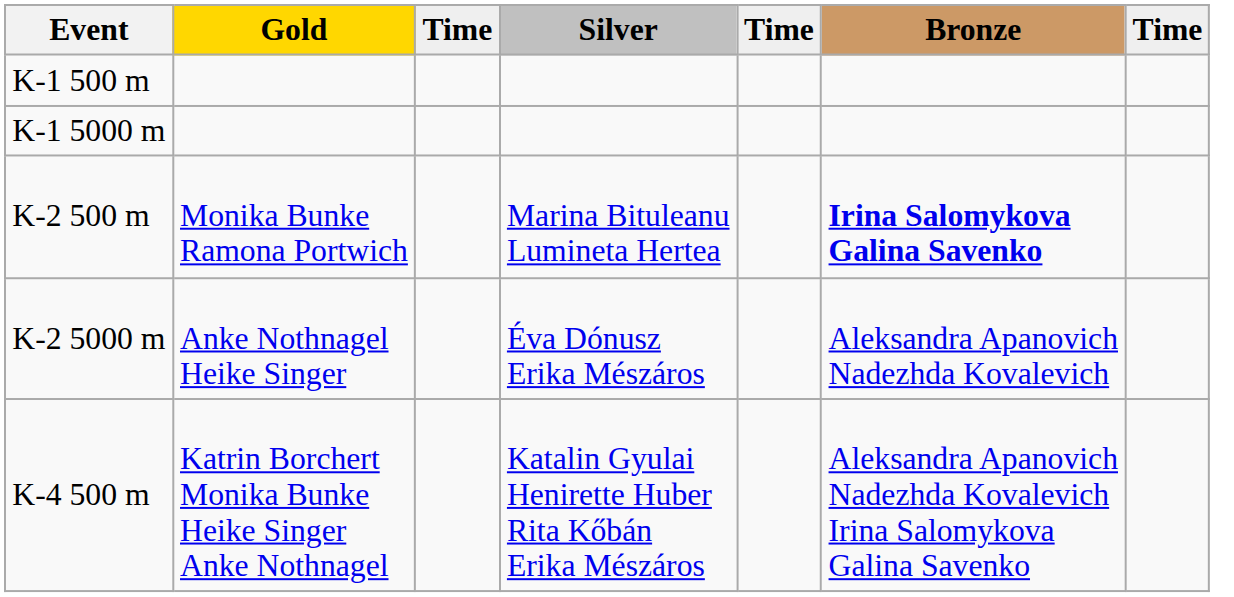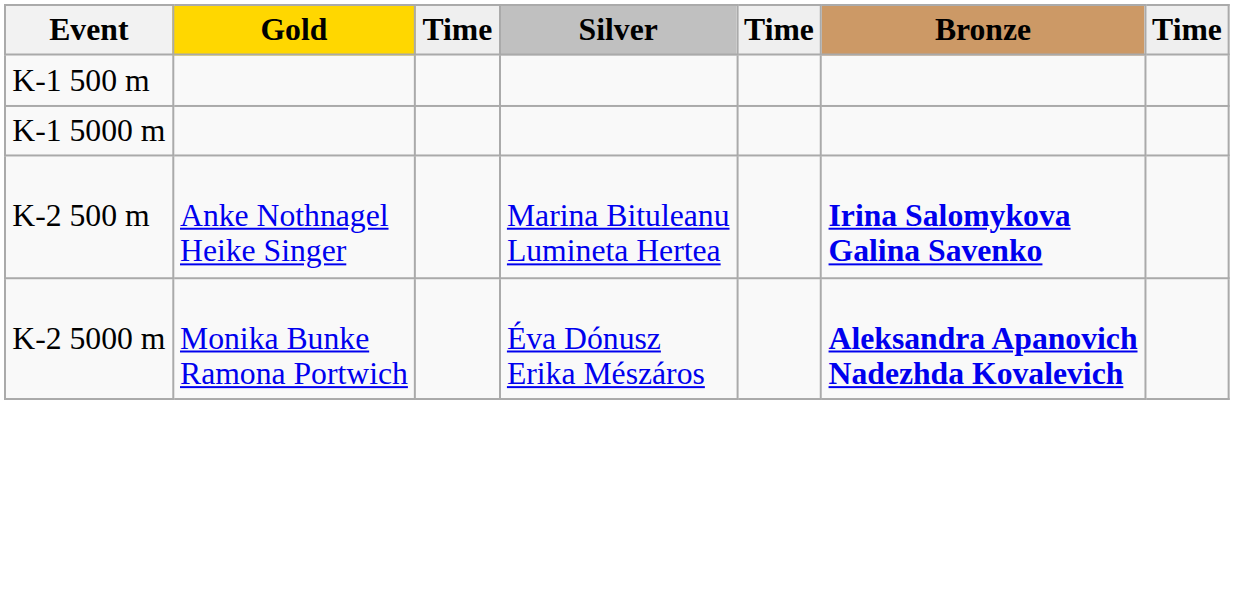(294, 233) Monika Bunke Ramona Portwich -> (284, 233) Anke Nothnagel Heike Singer
(284, 355) Anke Nothnagel Heike Singer -> (294, 355) Monika Bunke Ramona Portwich
(973, 355) normal -> (983, 355) bold
- row: (81, 494)
